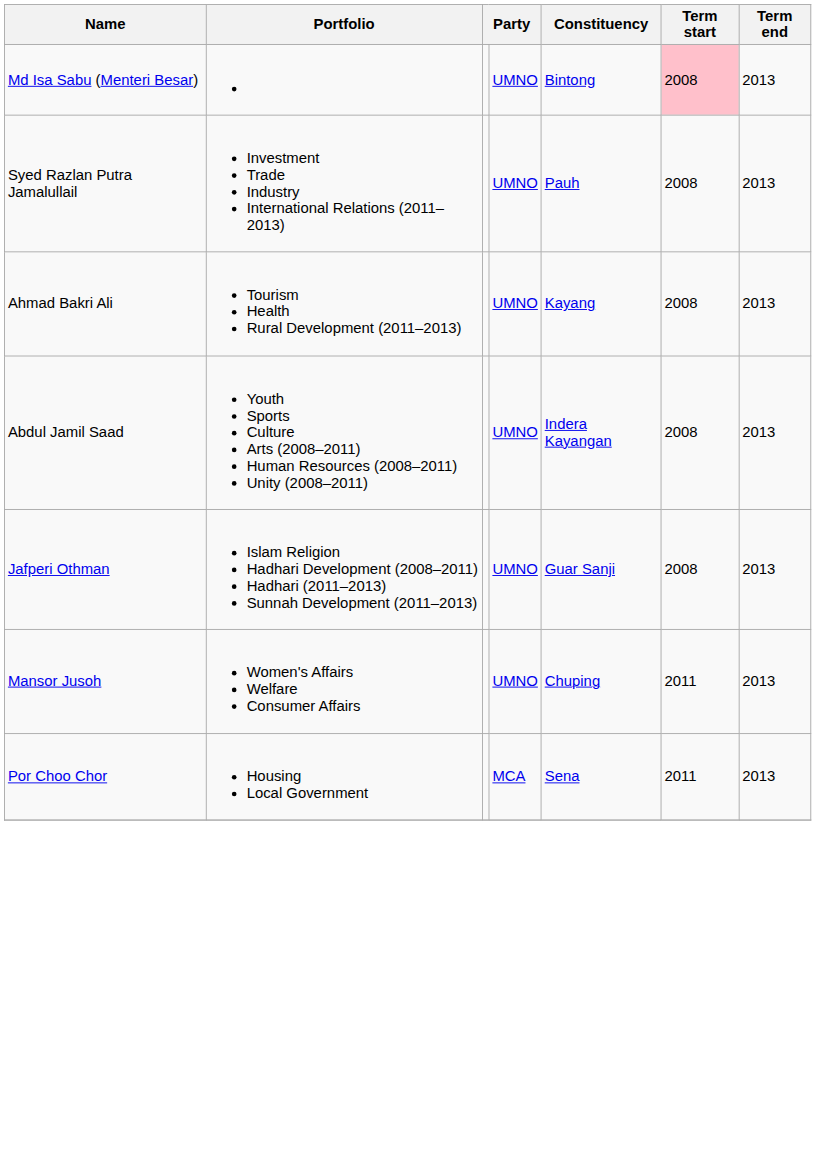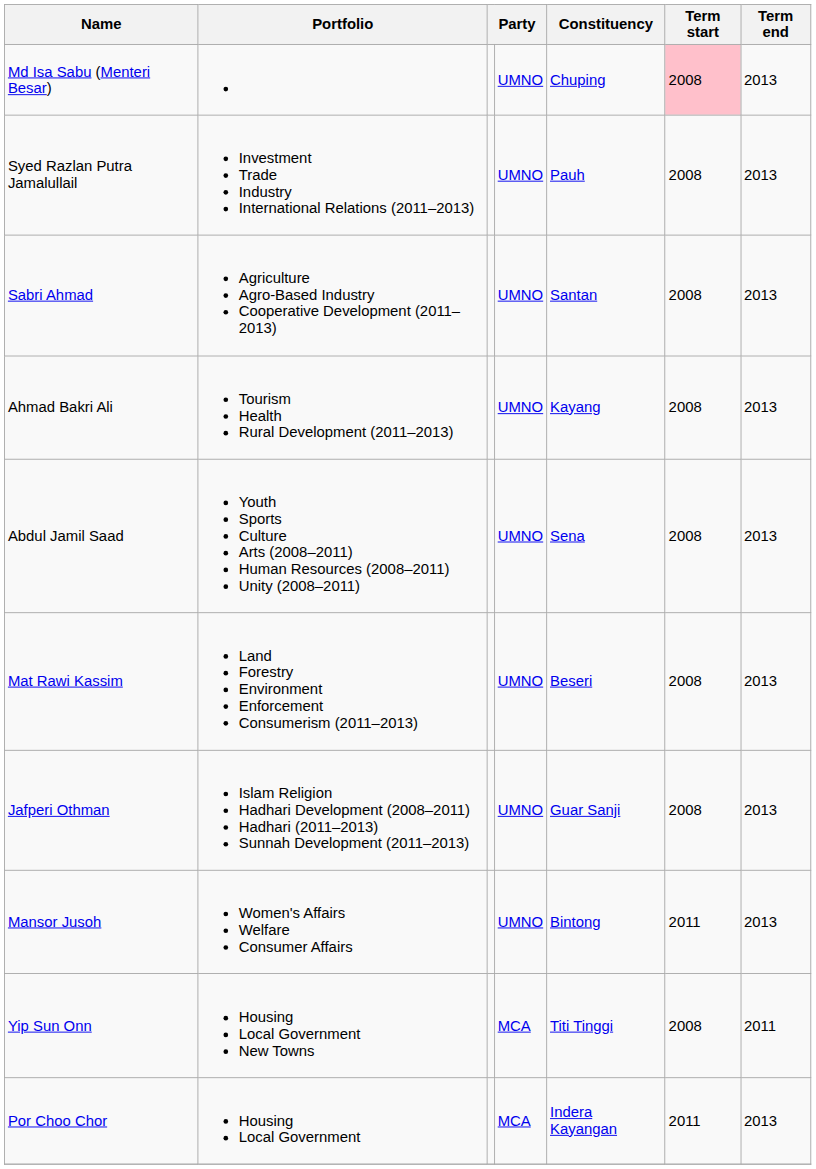(570, 79) Bintong -> (578, 79) Chuping
+ row: (50, 295)
(578, 432) Indera Kayangan -> (567, 536) Sena
+ row: (65, 681)
(572, 681) Chuping -> (575, 922) Bintong
+ row: (50, 1025)
(562, 776) Sena -> (584, 1120) Indera Kayangan
